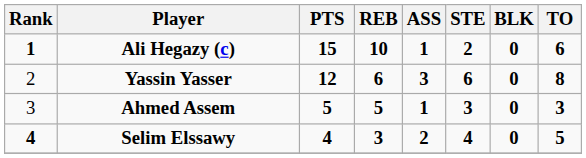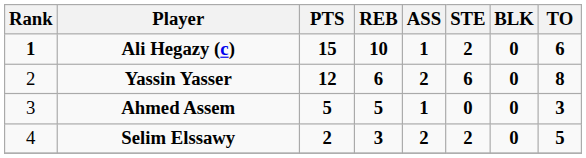(424, 78) 3 -> (424, 78) 2
(468, 108) 3 -> (468, 108) 0
(31, 138) bold -> (31, 138) normal
(327, 138) 4 -> (327, 138) 2
(468, 138) 4 -> (468, 138) 2
